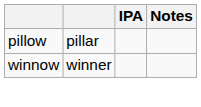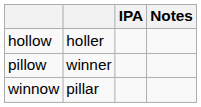+ row: (30, 41)
(83, 41) pillar -> (89, 65) winner
(89, 65) winner -> (83, 89) pillar
